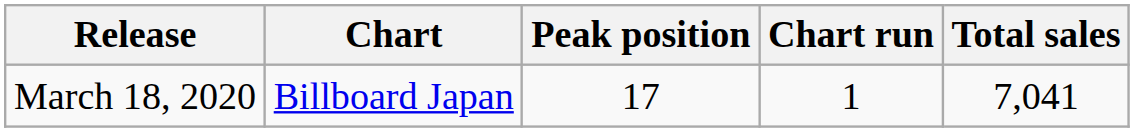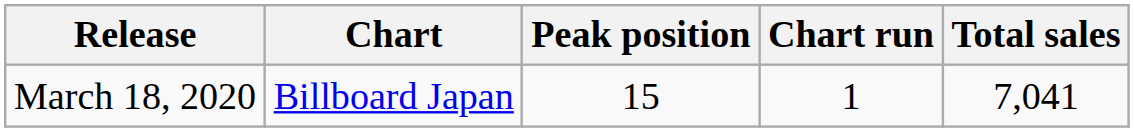(641, 95) 17 -> (641, 95) 15
